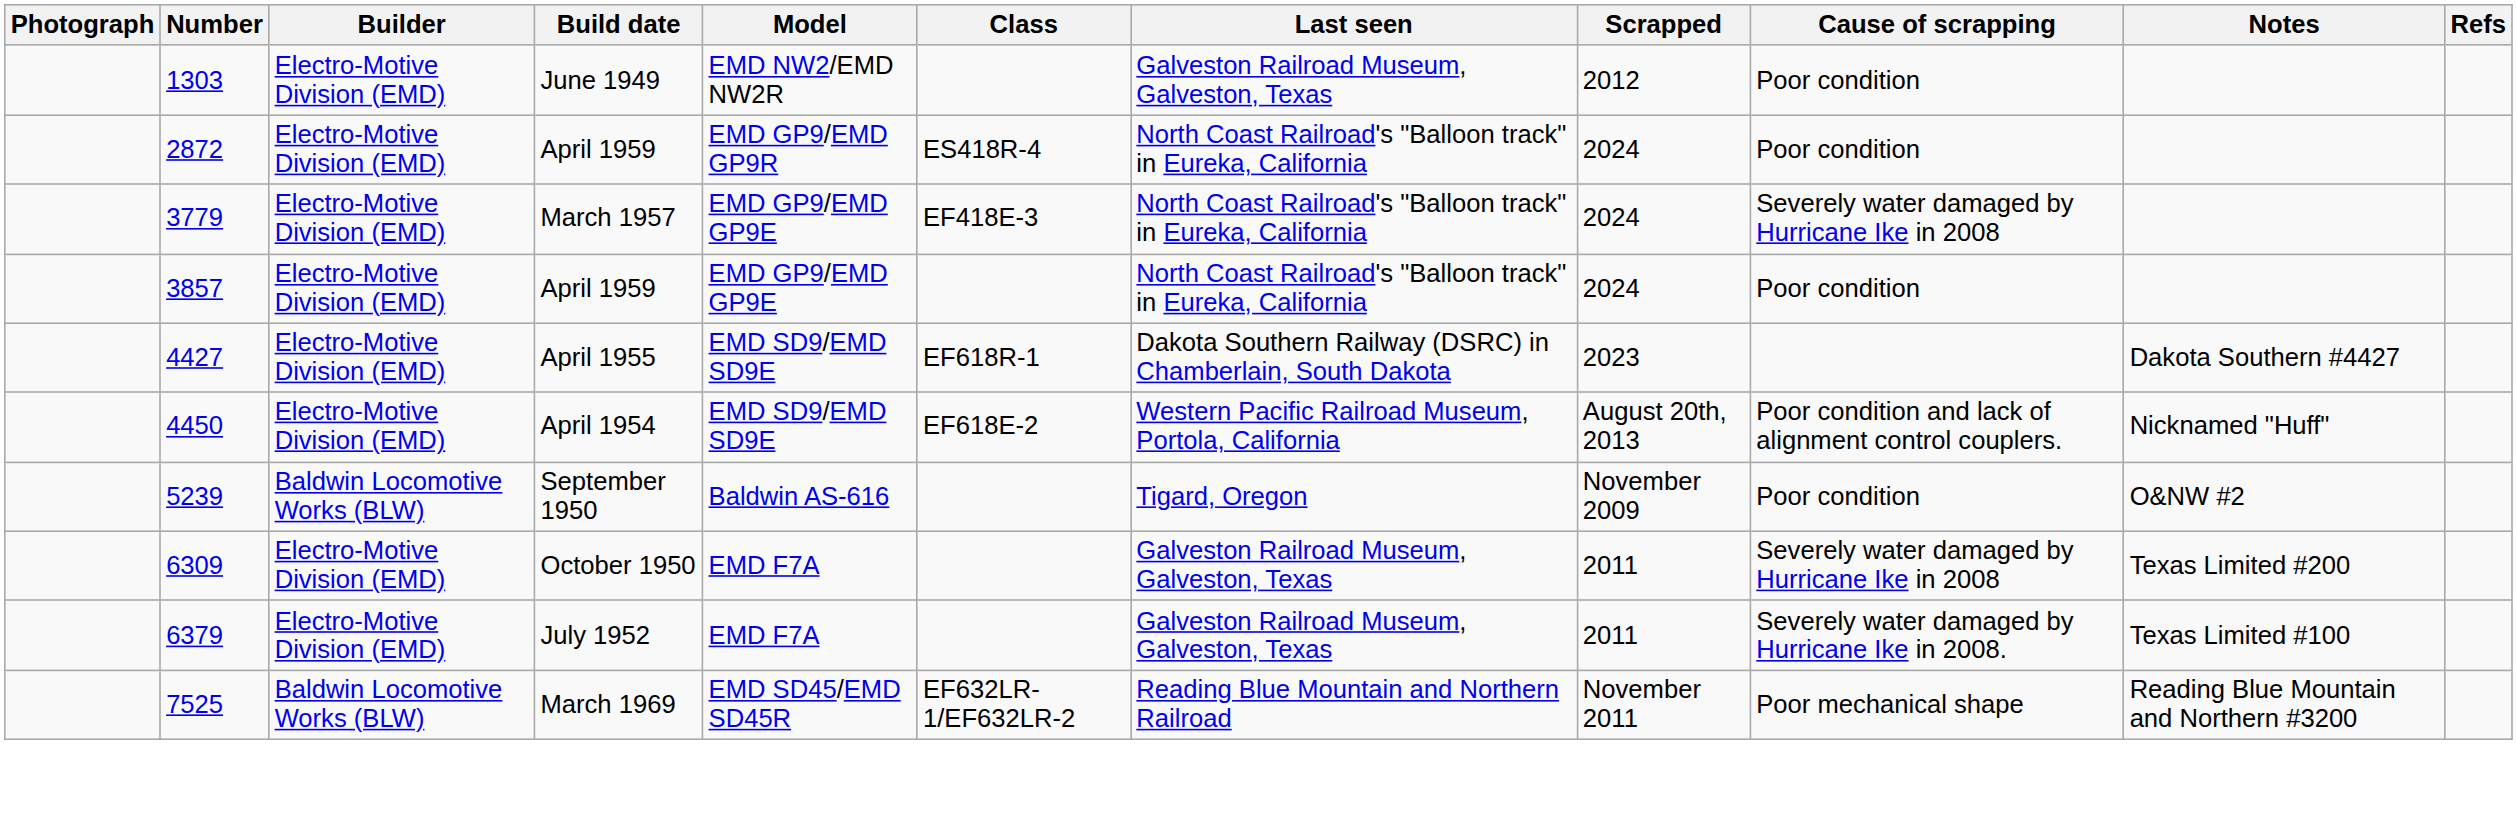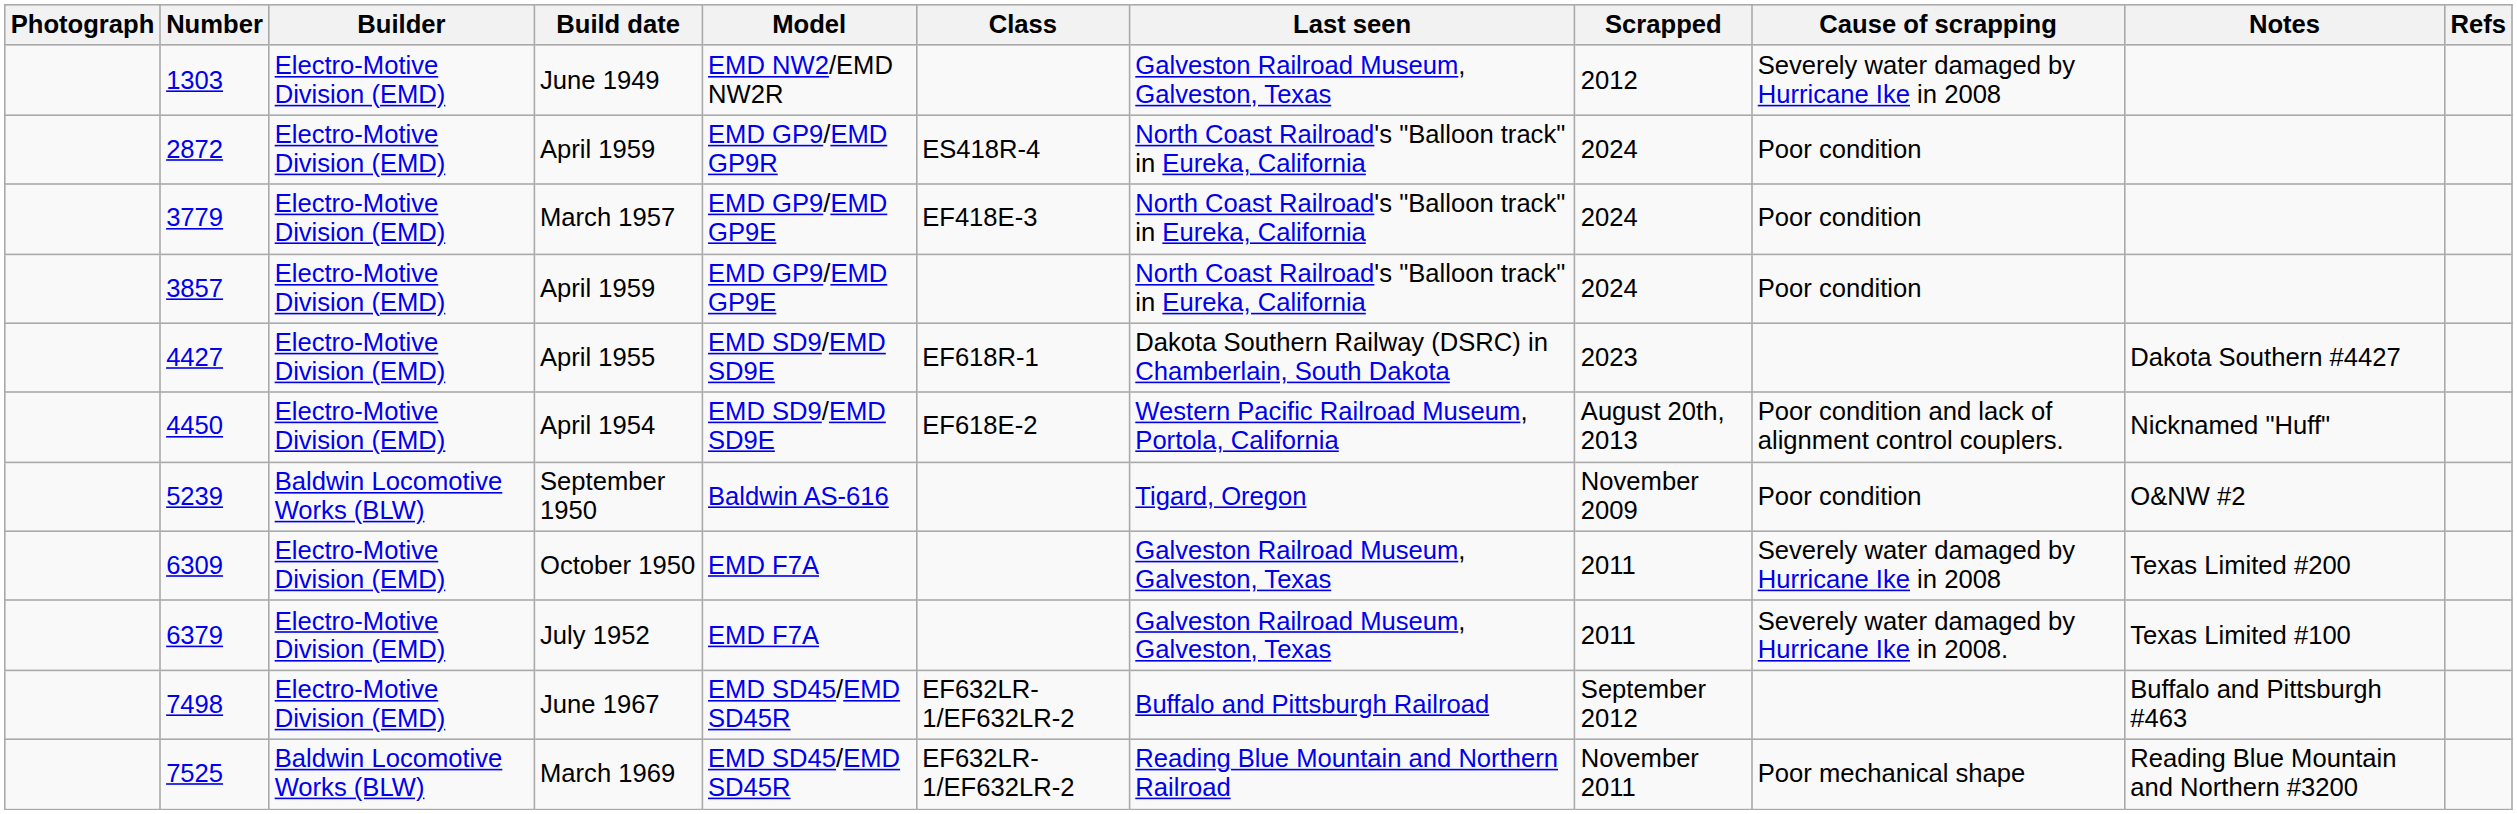(1838, 79) Poor condition -> (1916, 79) Severely water damaged by Hurricane Ike in 2008
(1915, 218) Severely water damaged by Hurricane Ike in 2008 -> (1840, 218) Poor condition
+ row: (195, 704)
